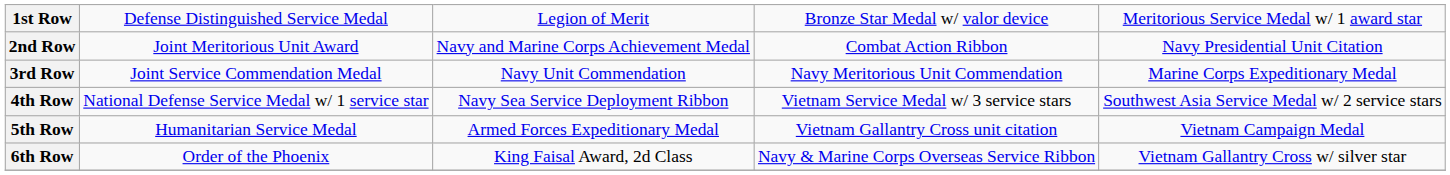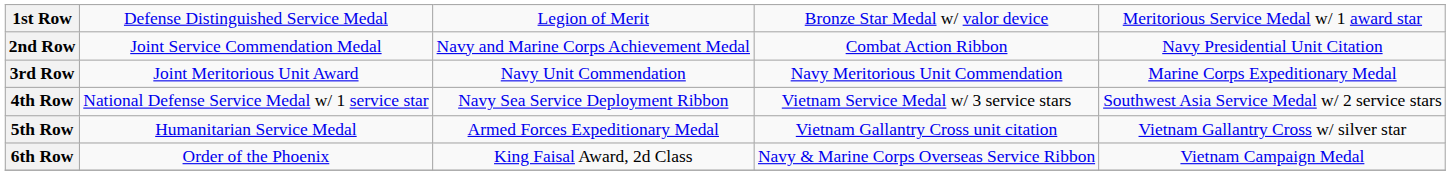(256, 45) Joint Meritorious Unit Award -> (256, 45) Joint Service Commendation Medal
(256, 73) Joint Service Commendation Medal -> (256, 73) Joint Meritorious Unit Award
(1272, 128) Vietnam Campaign Medal -> (1272, 128) Vietnam Gallantry Cross w/ silver star
(1272, 156) Vietnam Gallantry Cross w/ silver star -> (1272, 156) Vietnam Campaign Medal
